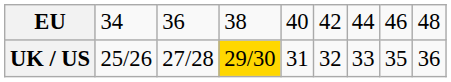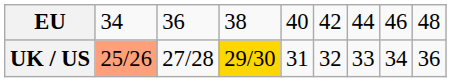(126, 58) no background -> (126, 58) lightsalmon background
(396, 58) 35 -> (396, 58) 34
